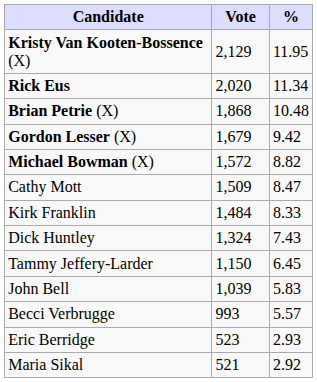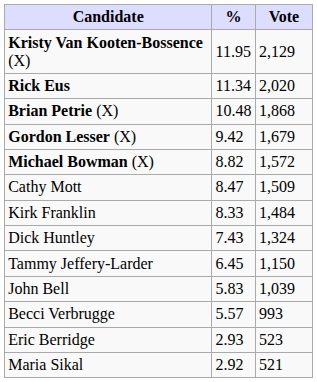columns swapped: (241, 17) <-> (291, 17)
